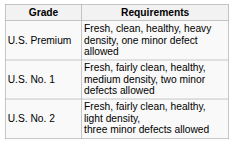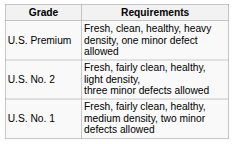rows swapped: (31, 79) <-> (31, 118)
